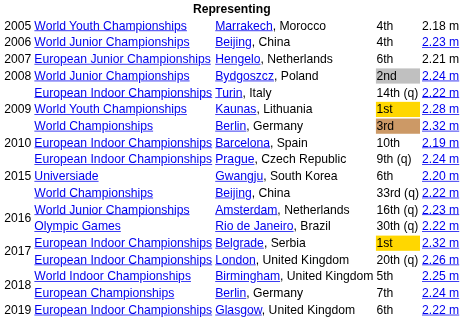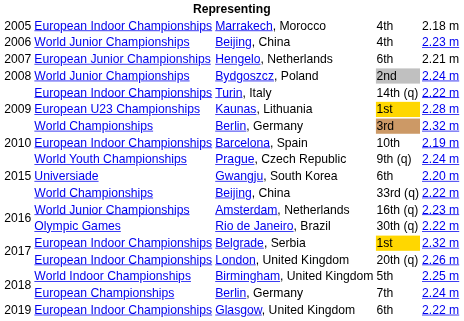(111, 25) World Youth Championships -> (123, 25) European Indoor Championships
(111, 109) World Youth Championships -> (117, 109) European U23 Championships
(123, 159) European Indoor Championships -> (111, 159) World Youth Championships
